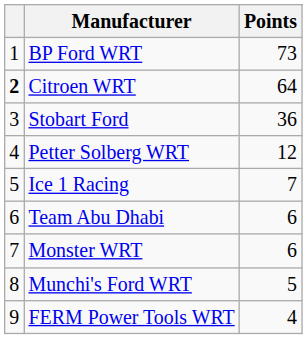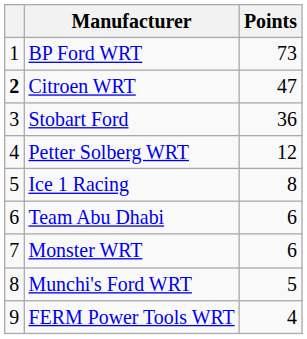(287, 86) 64 -> (287, 86) 47
(292, 185) 7 -> (292, 185) 8
